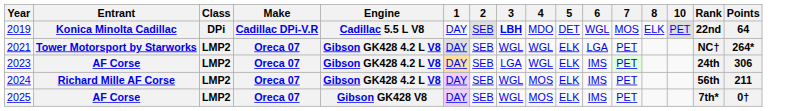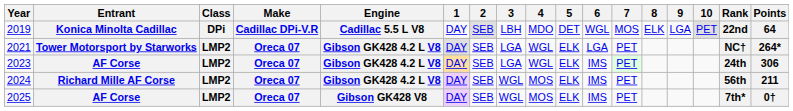+ column: (680, 12)
(511, 29) bold -> (511, 29) normal
(511, 46) WGL -> (511, 46) LGA
